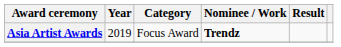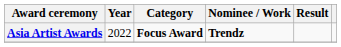(120, 32) 2019 -> (120, 32) 2022
(168, 32) normal -> (170, 32) bold
